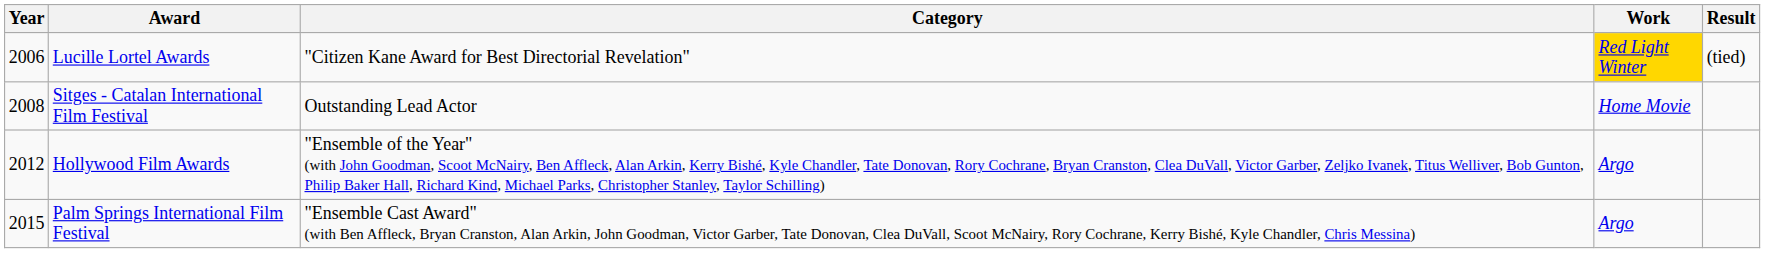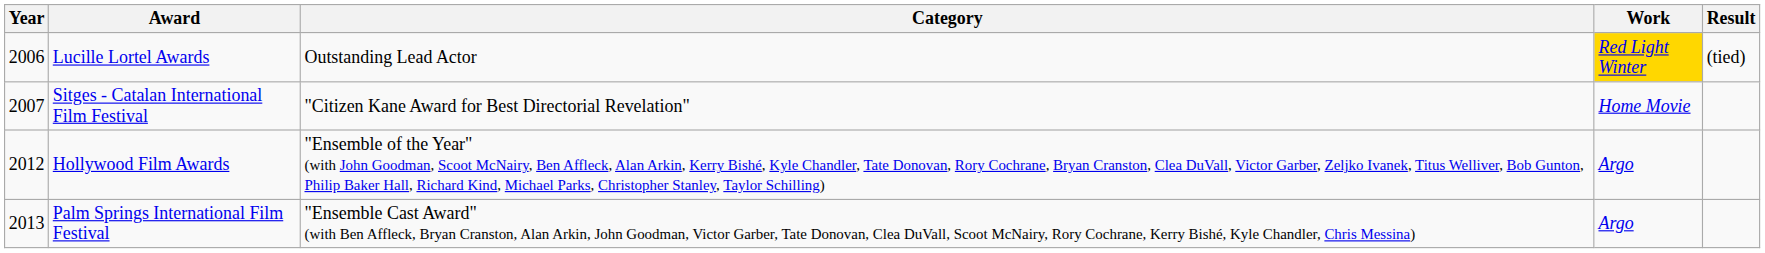(497, 57) "Citizen Kane Award for Best Directorial Revelation" -> (391, 57) Outstanding Lead Actor
(27, 105) 2008 -> (27, 105) 2007
(391, 105) Outstanding Lead Actor -> (497, 105) "Citizen Kane Award for Best Directorial Revelation"
(27, 223) 2015 -> (27, 223) 2013
